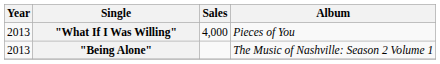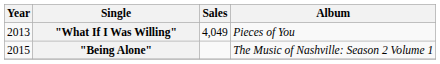(215, 31) 4,000 -> (215, 31) 4,049
(19, 50) 2013 -> (19, 50) 2015
